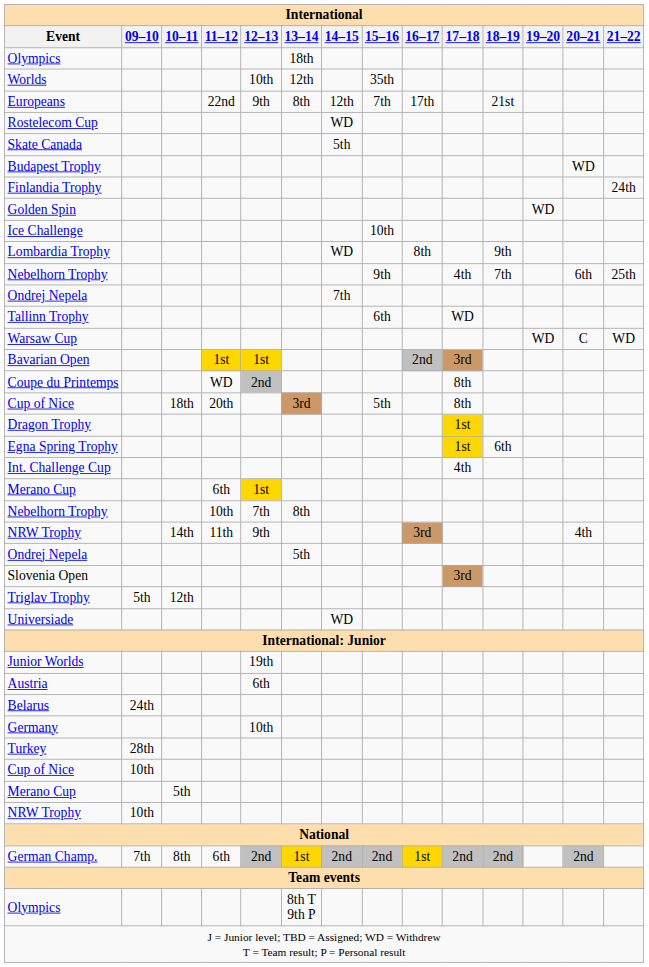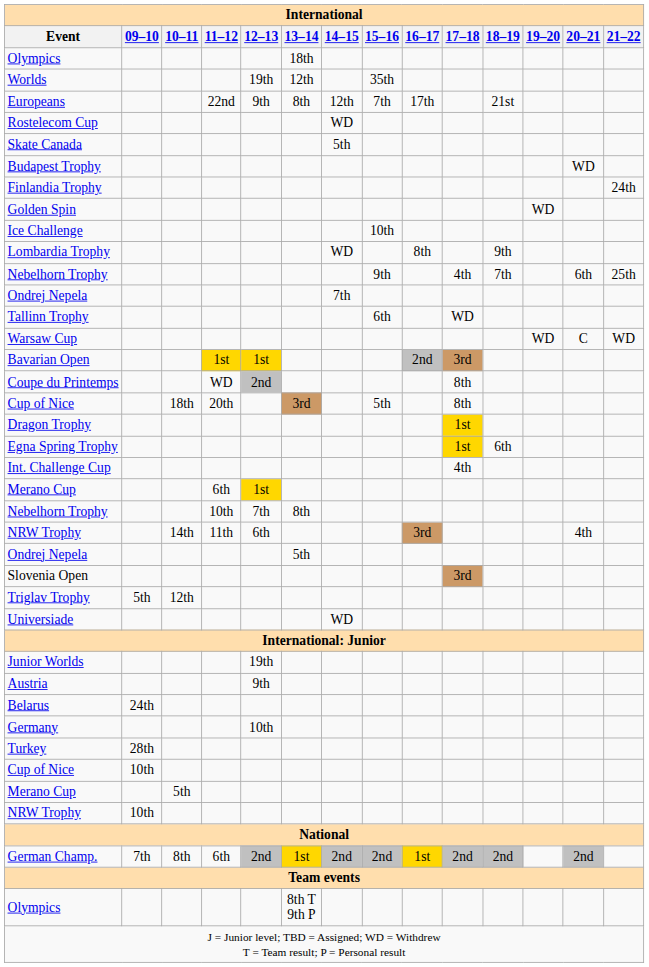(261, 79) 10th -> (261, 79) 19th
(261, 532) 9th -> (261, 532) 6th
(261, 683) 6th -> (261, 683) 9th
